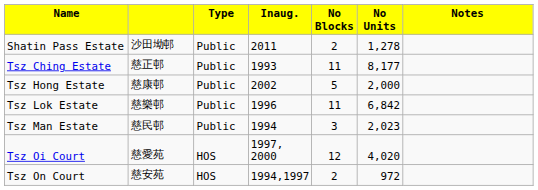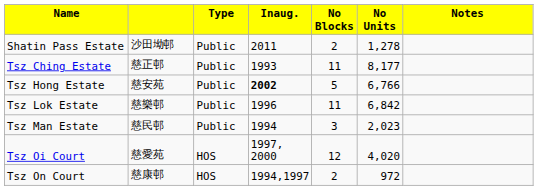(147, 84) 慈康邨 -> (147, 84) 慈安苑
(264, 86) normal -> (264, 86) bold
(384, 86) 2,000 -> (384, 86) 6,766
(147, 174) 慈安苑 -> (147, 174) 慈康邨
